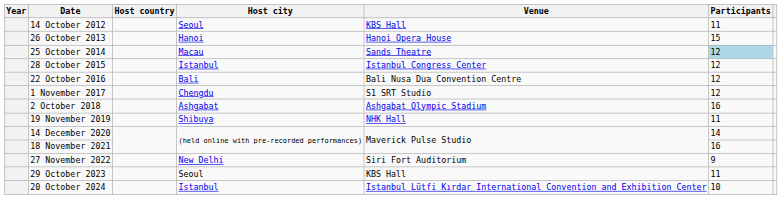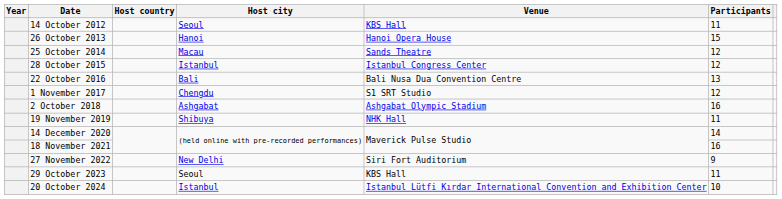(716, 52) lightblue background -> (716, 52) no background
(716, 79) 12 -> (716, 79) 13
